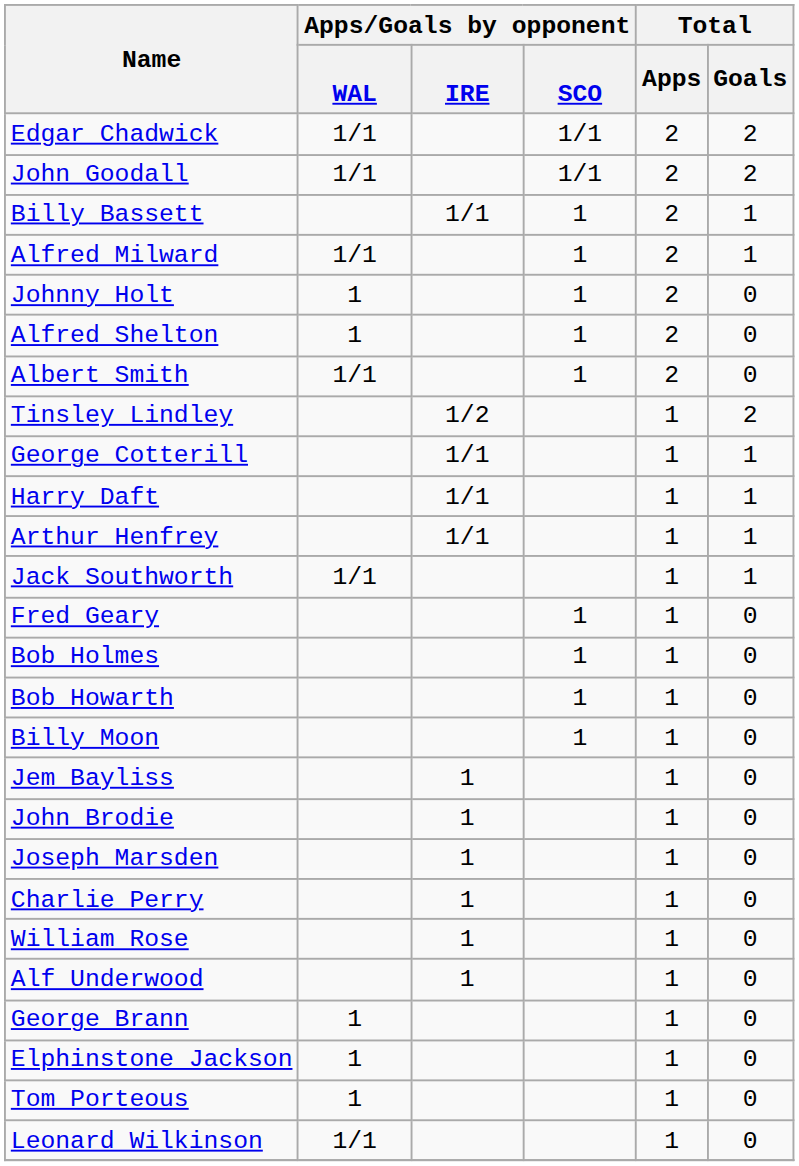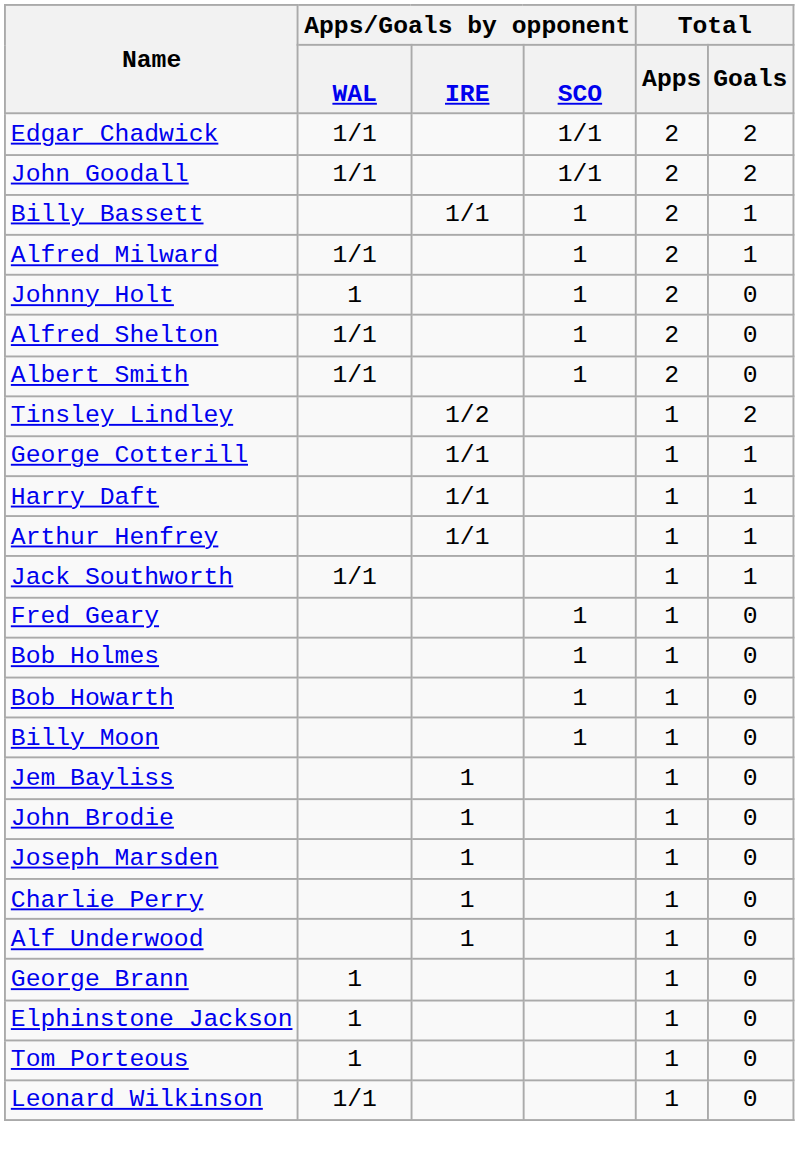(355, 335) 1 -> (355, 335) 1/1
- row: (100, 939)
